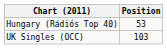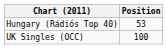(141, 37) 103 -> (141, 37) 100
